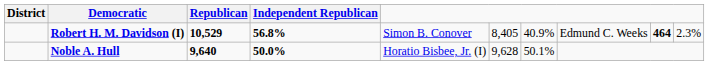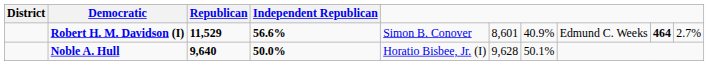(206, 32) 10,529 -> (206, 32) 11,529
(269, 32) 56.8% -> (269, 32) 56.6%
(505, 32) 8,405 -> (505, 32) 8,601
(689, 32) 2.3% -> (689, 32) 2.7%
